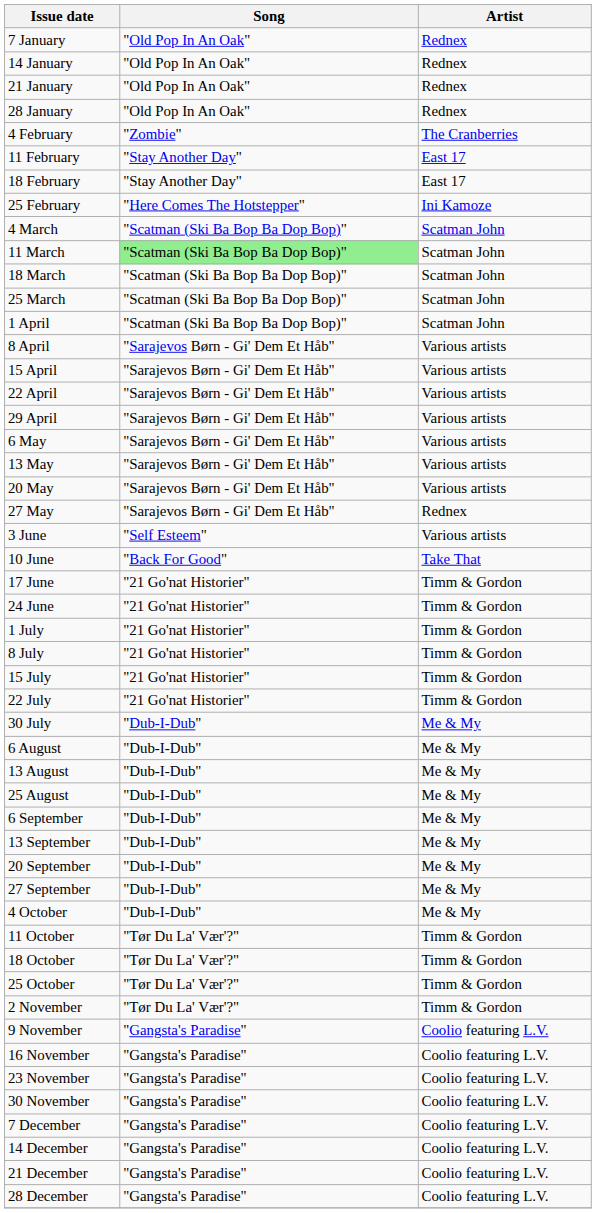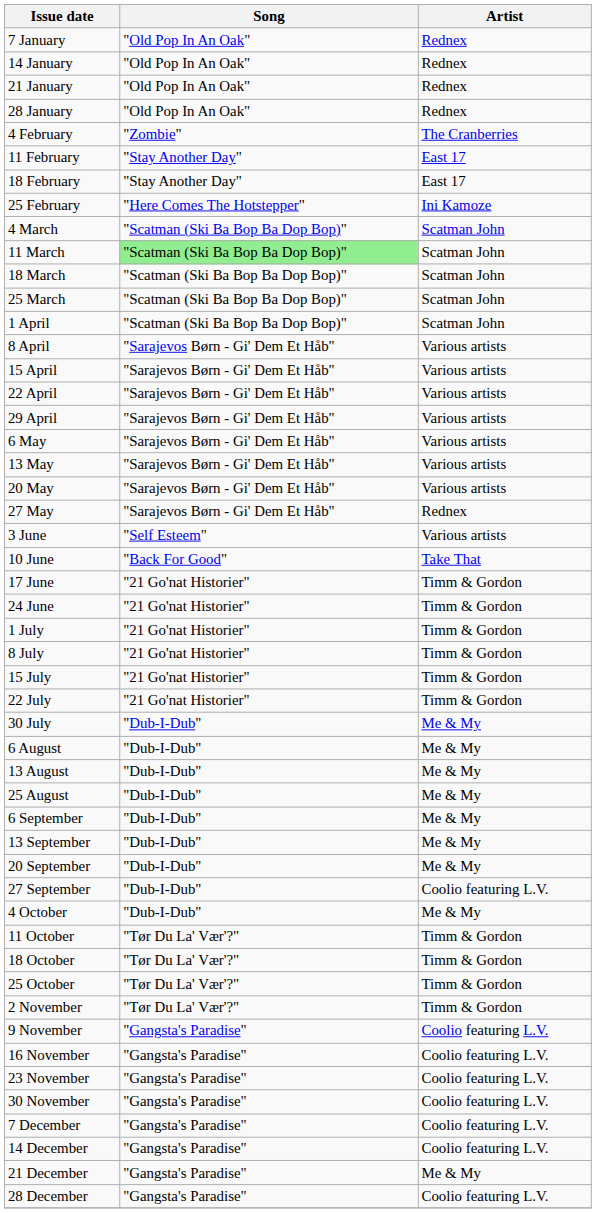(451, 889) Me & My -> (485, 889) Coolio featuring L.V.
(485, 1172) Coolio featuring L.V. -> (451, 1172) Me & My
